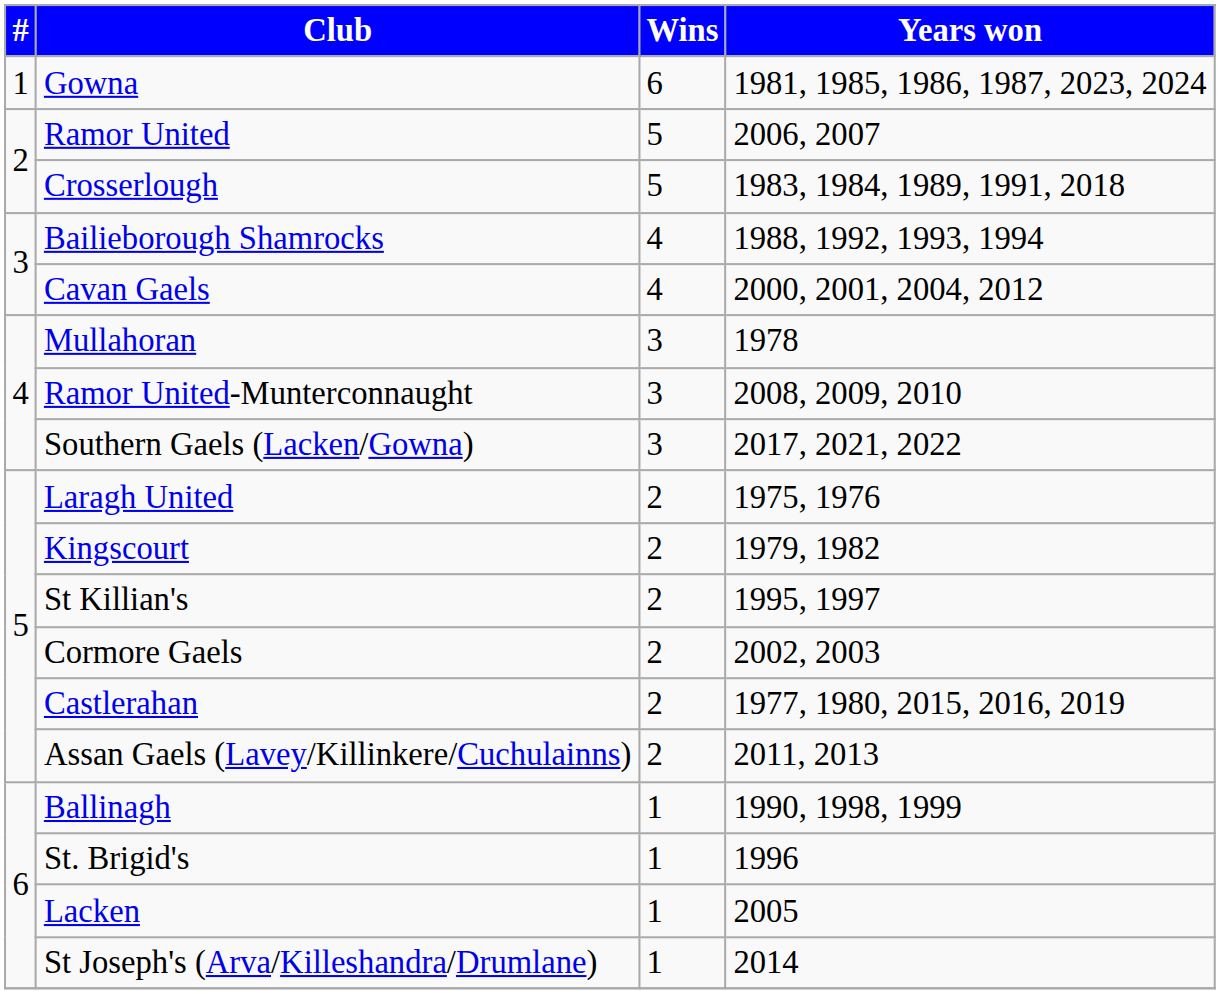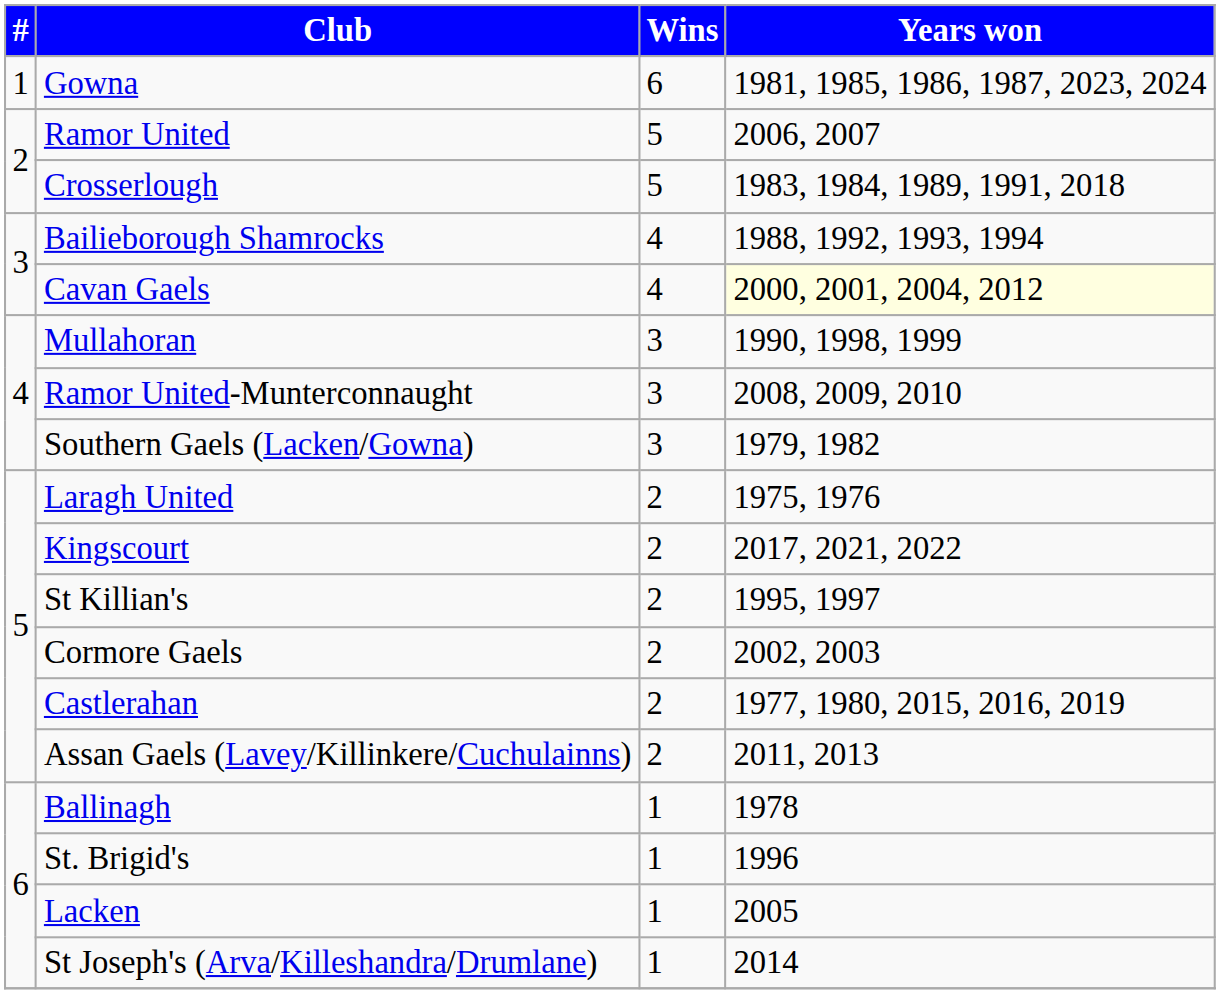(888, 289) no background -> (888, 289) lightyellow background
(766, 340) 1978 -> (848, 340) 1990, 1998, 1999
(848, 444) 2017, 2021, 2022 -> (807, 444) 1979, 1982
(807, 548) 1979, 1982 -> (848, 548) 2017, 2021, 2022
(848, 806) 1990, 1998, 1999 -> (766, 806) 1978
